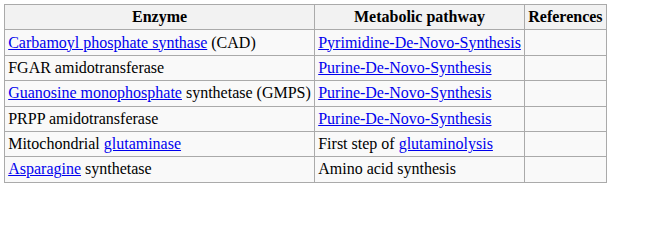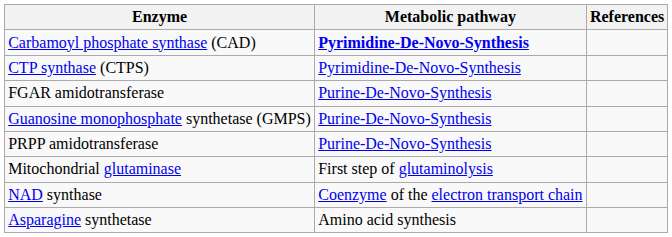(420, 42) normal -> (424, 42) bold
+ row: (79, 67)
+ row: (55, 194)
